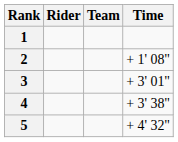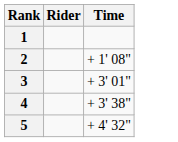- column: (103, 15)
